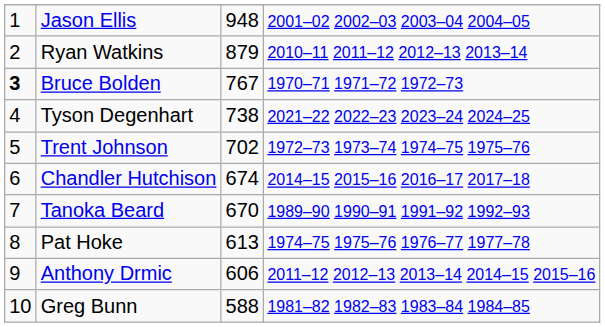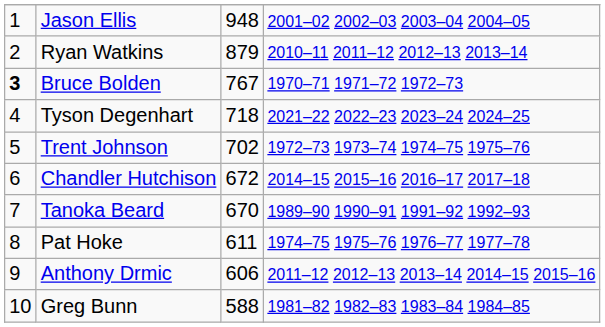(242, 115) 738 -> (242, 115) 718
(242, 178) 674 -> (242, 178) 672
(242, 242) 613 -> (242, 242) 611
